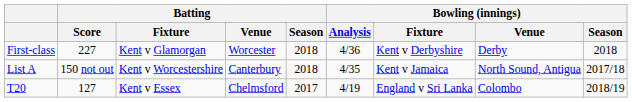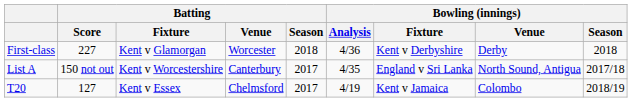(306, 69) 2018 -> (306, 69) 2017
(412, 69) Kent v Jamaica -> (424, 69) England v Sri Lanka
(424, 87) England v Sri Lanka -> (412, 87) Kent v Jamaica
